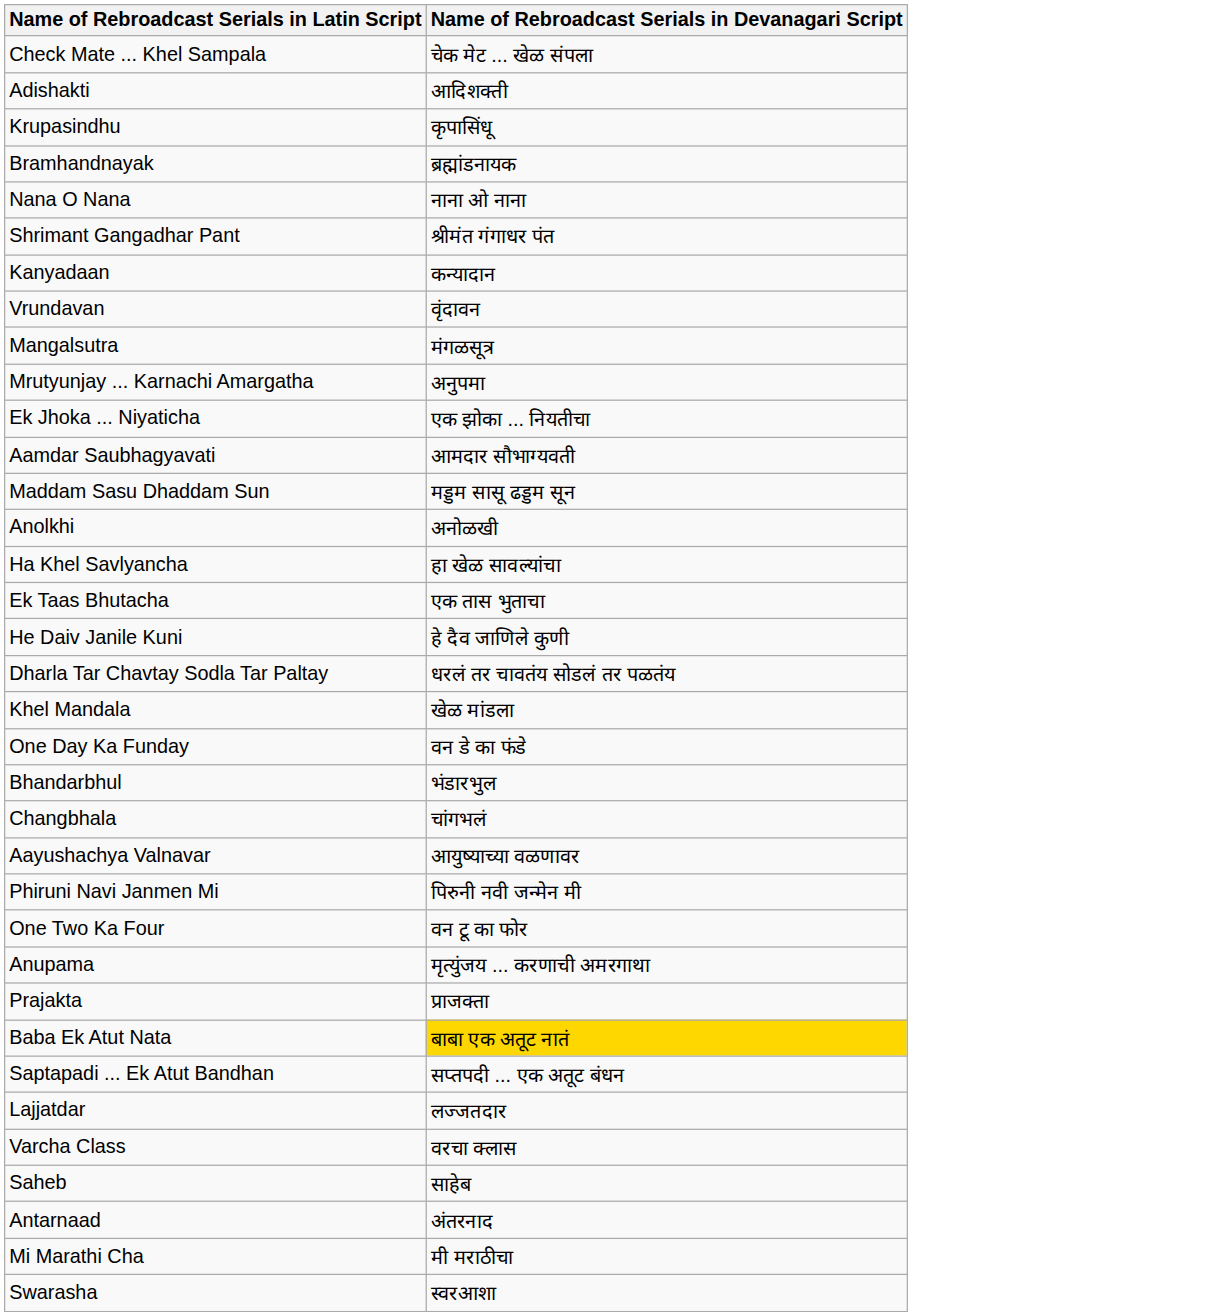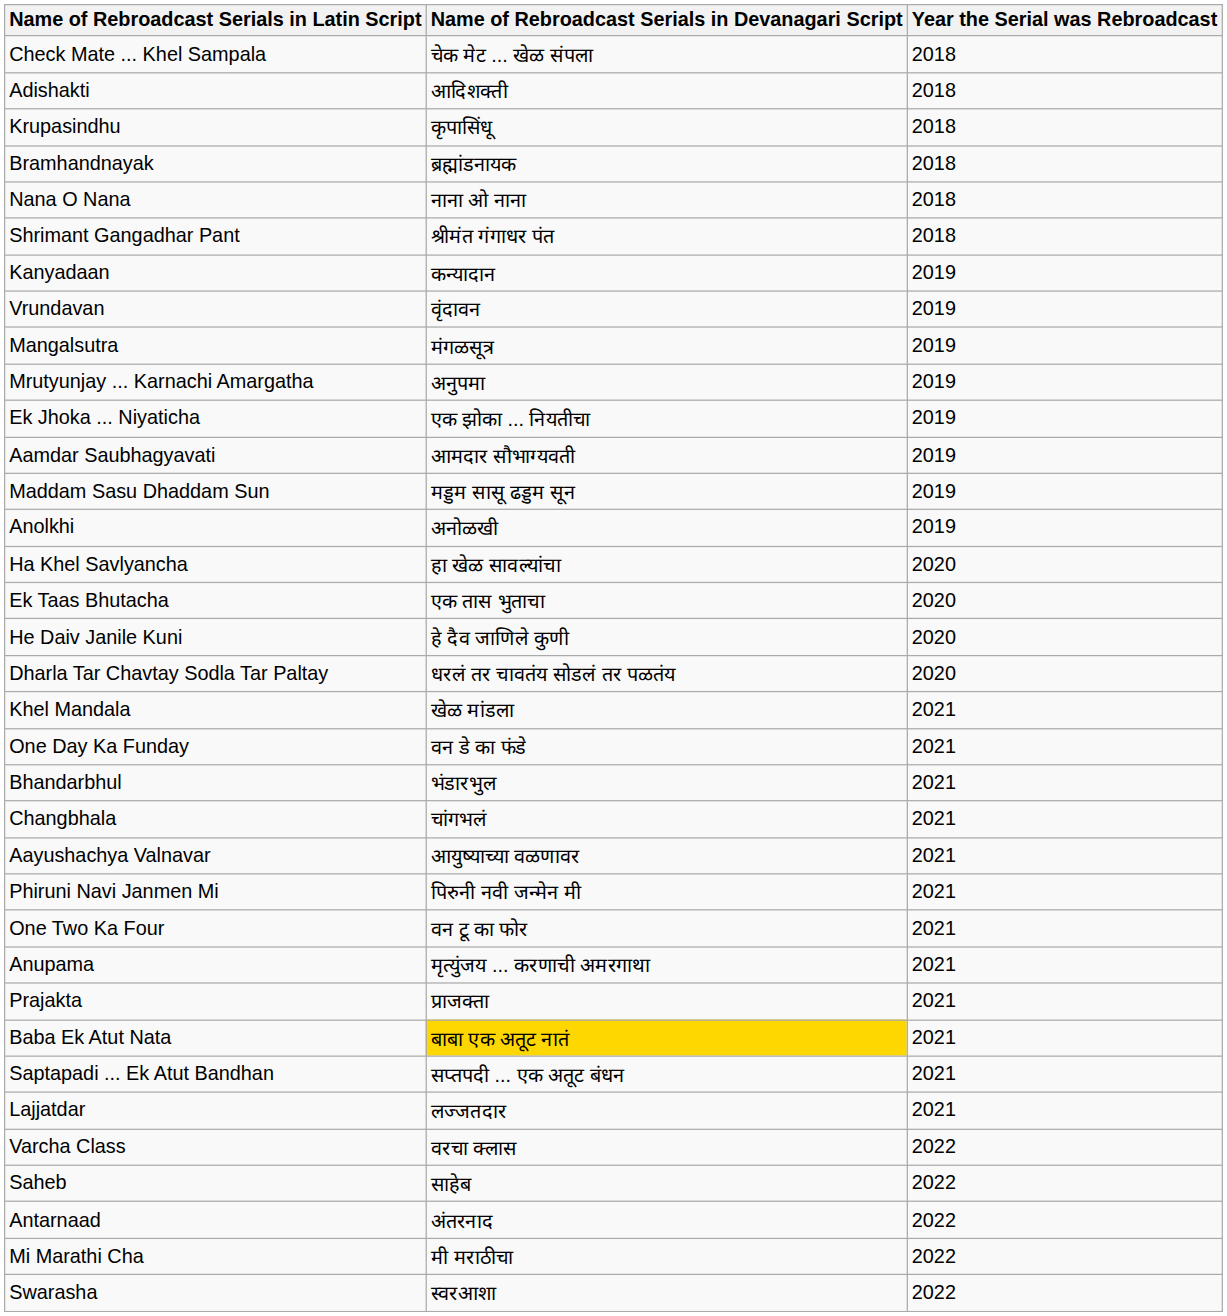+ column: (1065, 20)
